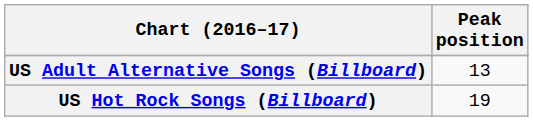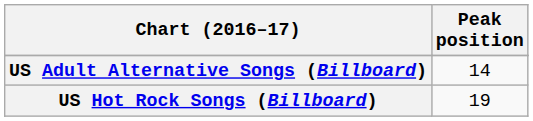(480, 71) 13 -> (480, 71) 14
